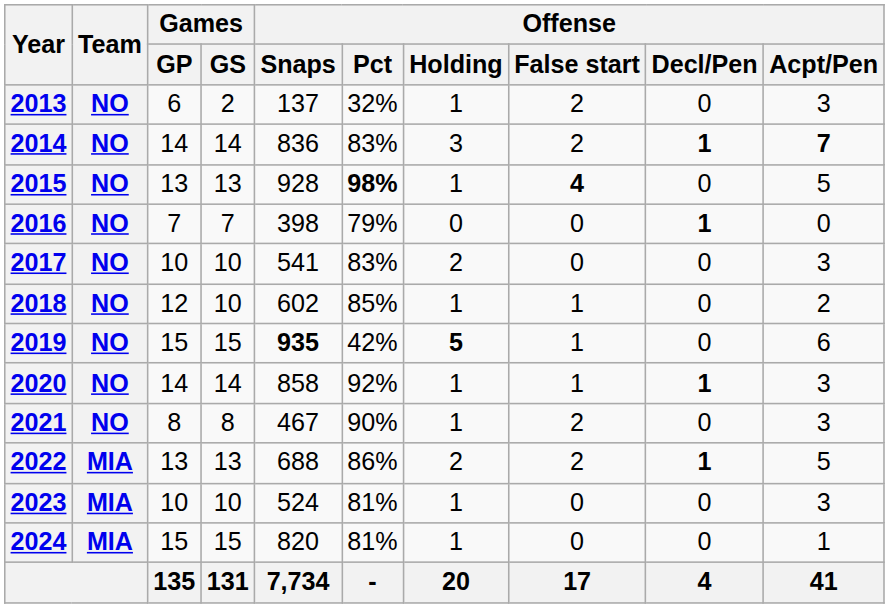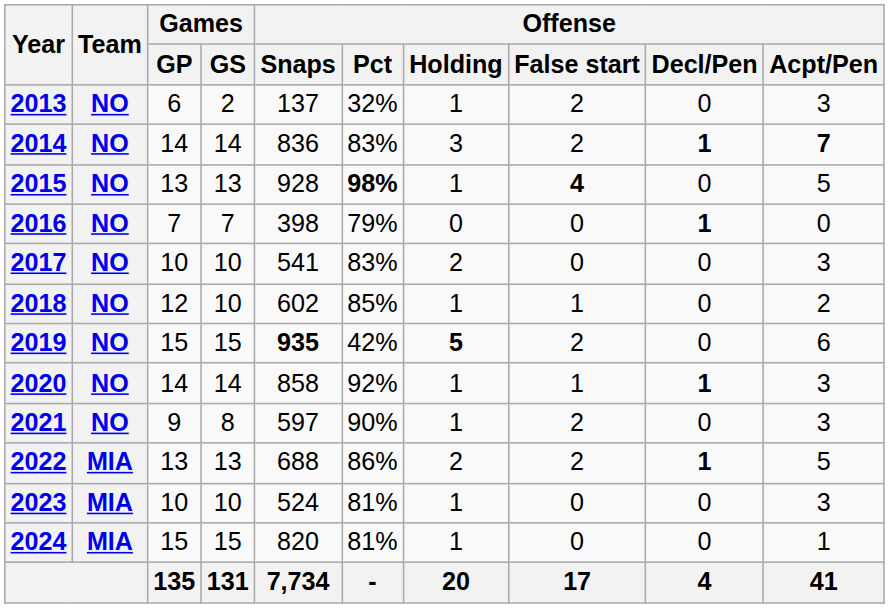(577, 343) 1 -> (577, 343) 2
(174, 422) 8 -> (174, 422) 9
(298, 422) 467 -> (298, 422) 597
